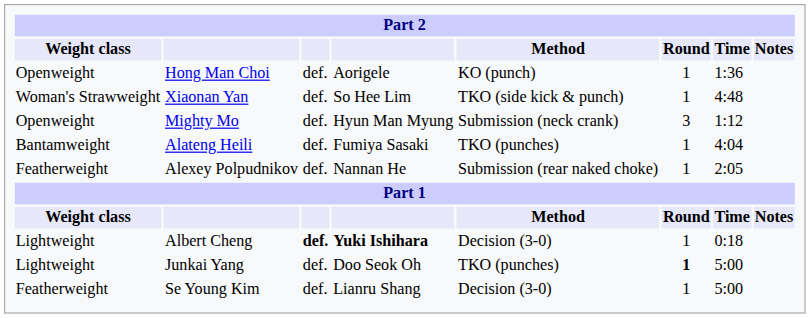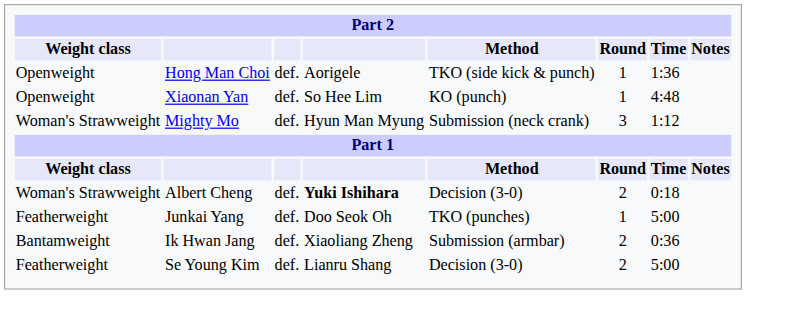(497, 73) KO (punch) -> (512, 73) TKO (side kick & punch)
(88, 97) Woman's Strawweight -> (55, 97) Openweight
(541, 97) TKO (side kick & punch) -> (468, 97) KO (punch)
(55, 121) Openweight -> (88, 121) Woman's Strawweight
- row: (209, 145)
- row: (232, 169)
(55, 241) Lightweight -> (88, 193) Woman's Strawweight
(316, 241) bold -> (287, 193) normal
(686, 241) 1 -> (623, 193) 2
(55, 265) Lightweight -> (62, 217) Featherweight
(686, 265) bold -> (623, 217) normal
+ row: (210, 241)
(686, 289) 1 -> (623, 265) 2
